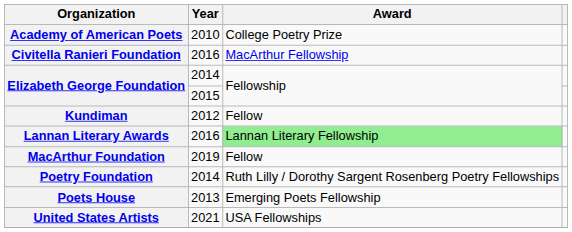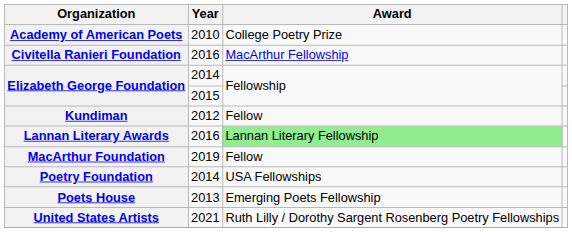(392, 177) Ruth Lilly / Dorothy Sargent Rosenberg Poetry Fellowships -> (273, 177) USA Fellowships
(273, 217) USA Fellowships -> (392, 217) Ruth Lilly / Dorothy Sargent Rosenberg Poetry Fellowships
